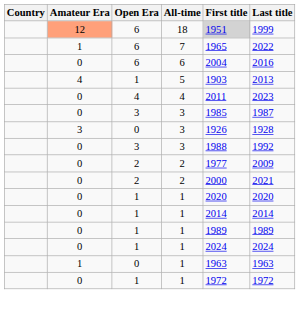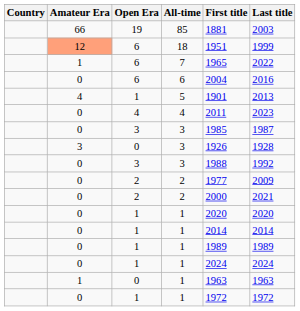+ row: (137, 29)
(216, 29) lightgrey background -> (216, 46) no background
(216, 79) 1903 -> (216, 96) 1901
